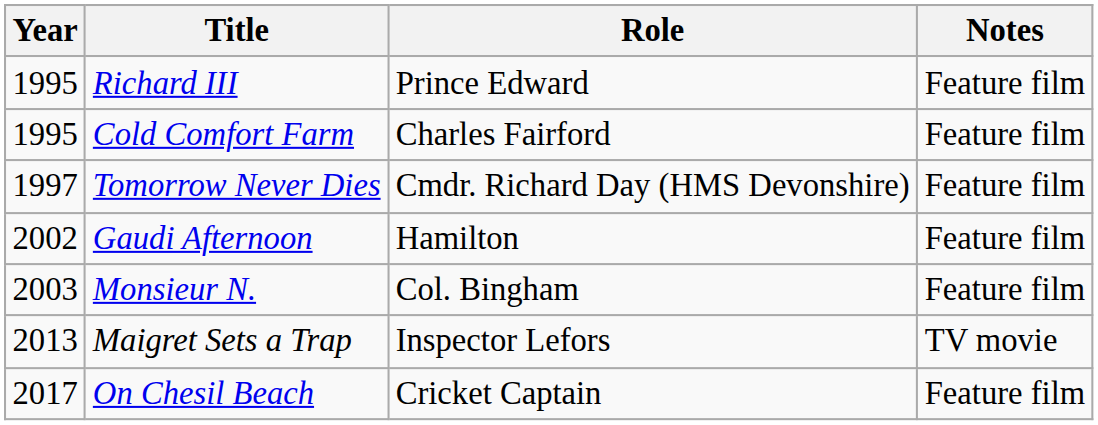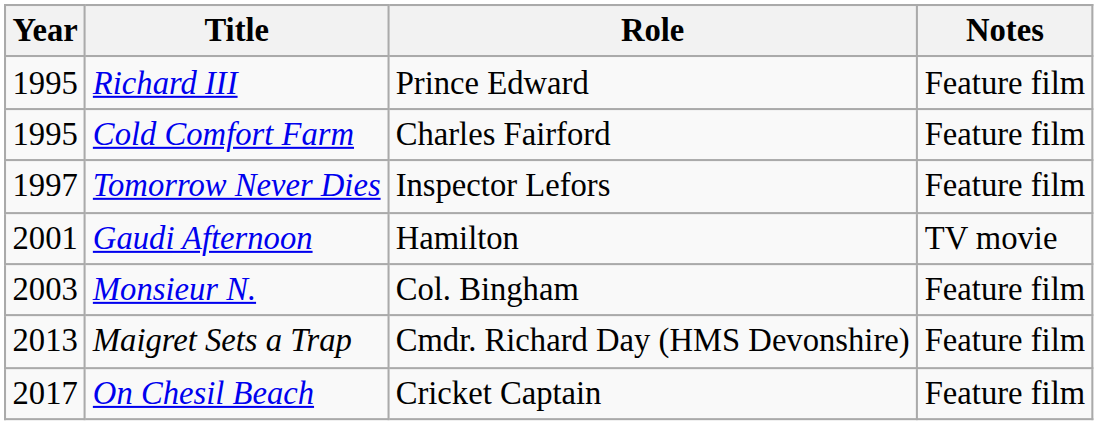(653, 185) Cmdr. Richard Day (HMS Devonshire) -> (503, 185) Inspector Lefors
(45, 237) 2002 -> (45, 237) 2001
(1005, 237) Feature film -> (991, 237) TV movie
(503, 340) Inspector Lefors -> (653, 340) Cmdr. Richard Day (HMS Devonshire)
(991, 340) TV movie -> (1005, 340) Feature film
